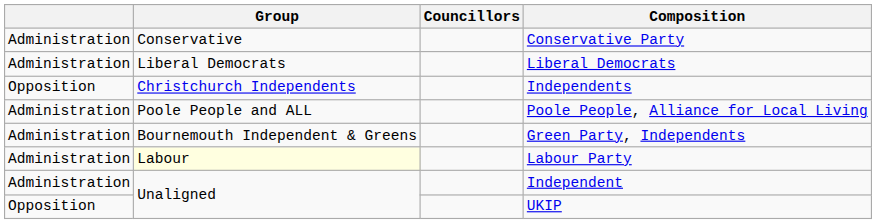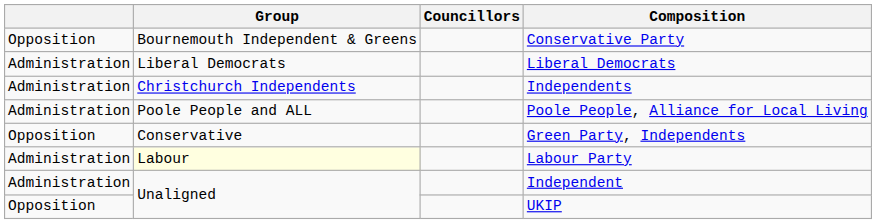(69, 40) Administration -> (52, 40) Opposition
(190, 40) Conservative -> (277, 40) Bournemouth Independent & Greens
(52, 88) Opposition -> (69, 88) Administration
(69, 135) Administration -> (52, 135) Opposition
(277, 135) Bournemouth Independent & Greens -> (190, 135) Conservative
